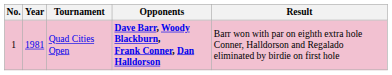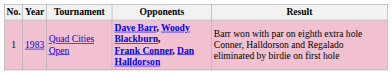(35, 45) 1981 -> (35, 45) 1983
